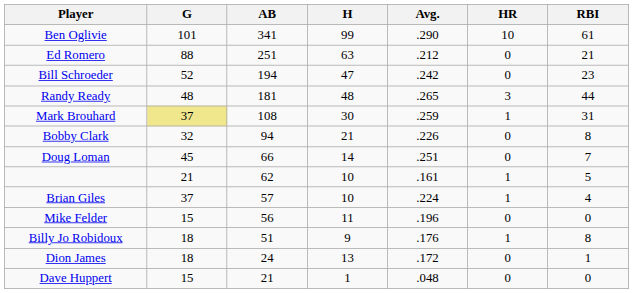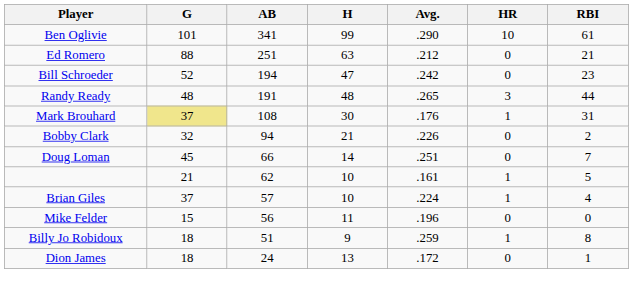(267, 95) 181 -> (267, 95) 191
(428, 116) .259 -> (428, 116) .176
(588, 136) 8 -> (588, 136) 2
(428, 237) .176 -> (428, 237) .259
- row: (76, 278)
